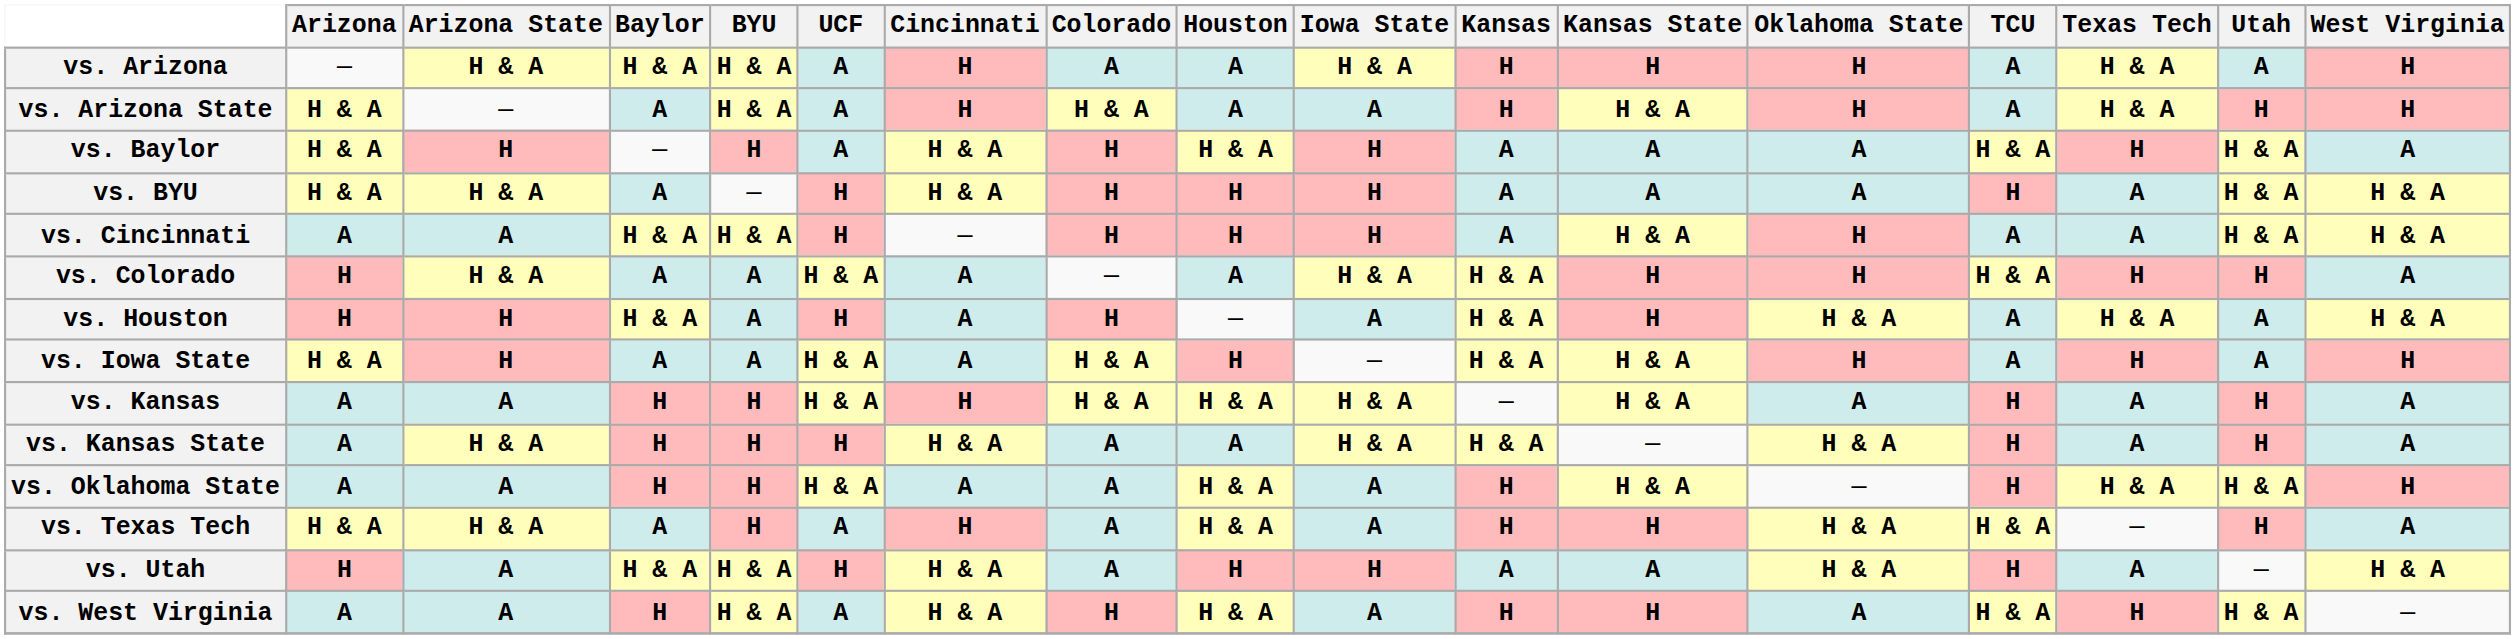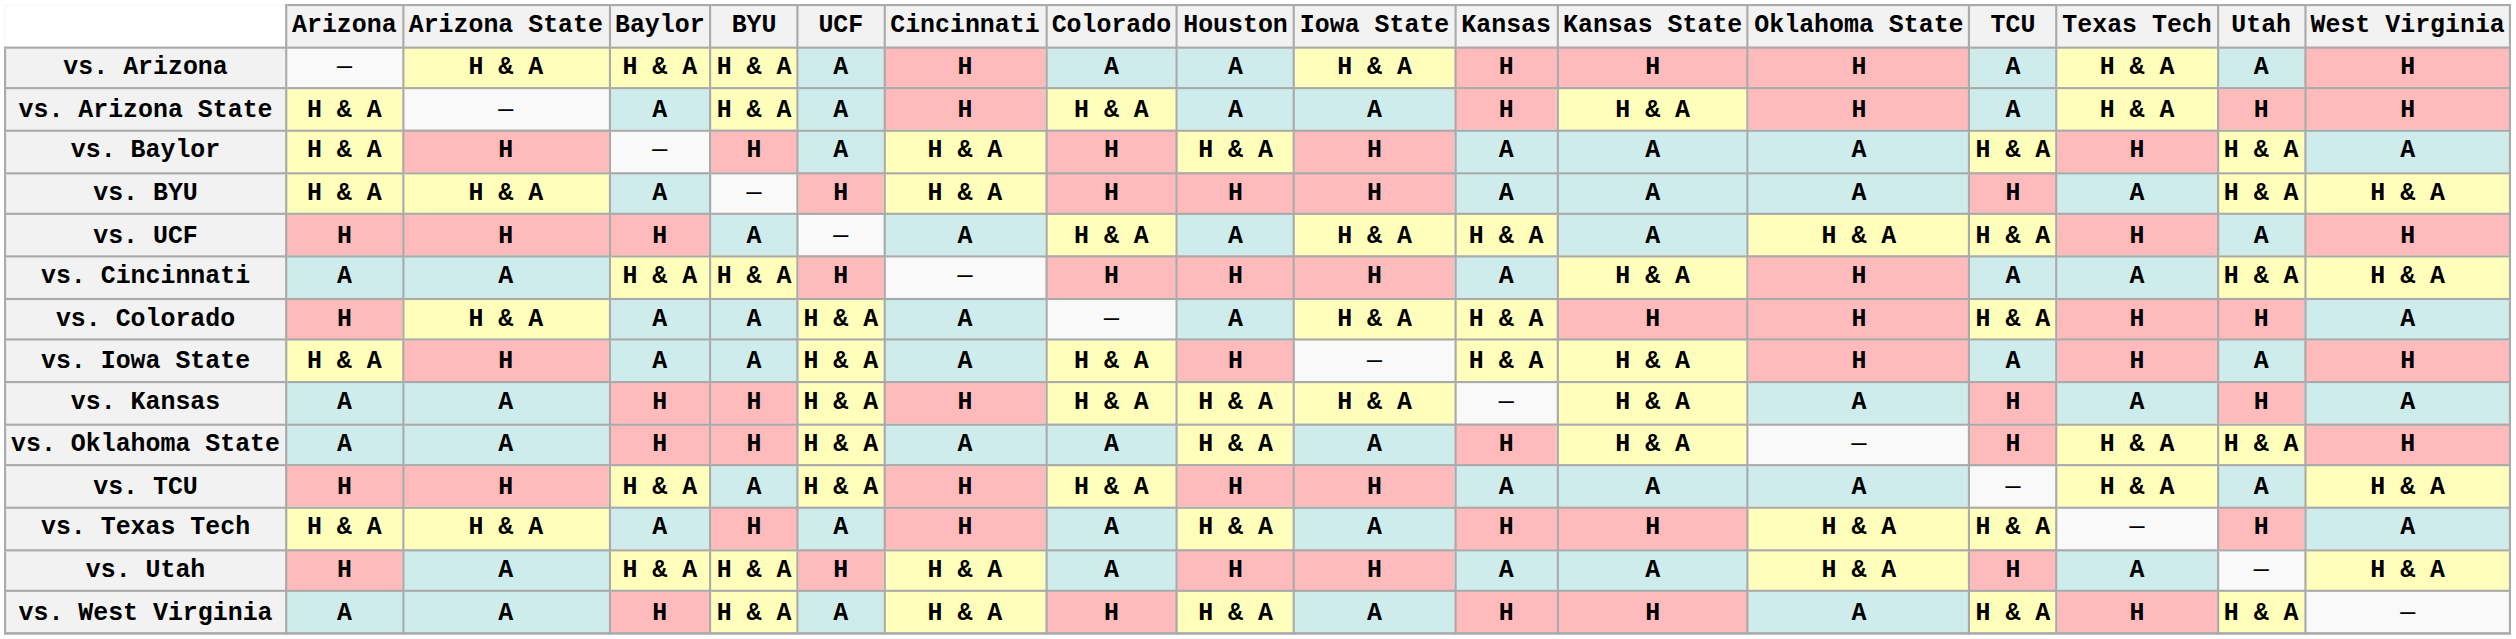+ row: (146, 235)
- row: (146, 319)
- row: (146, 444)
+ row: (146, 486)
